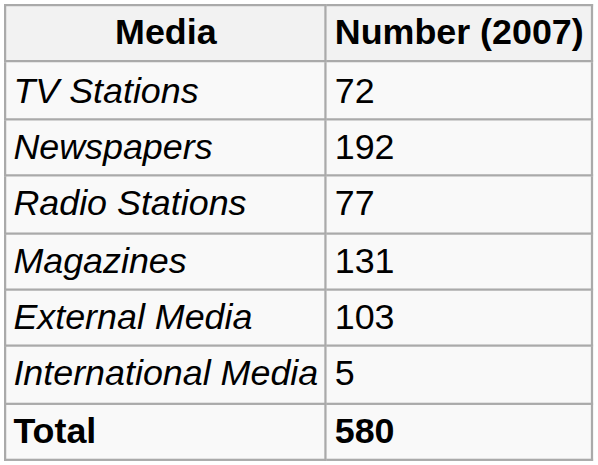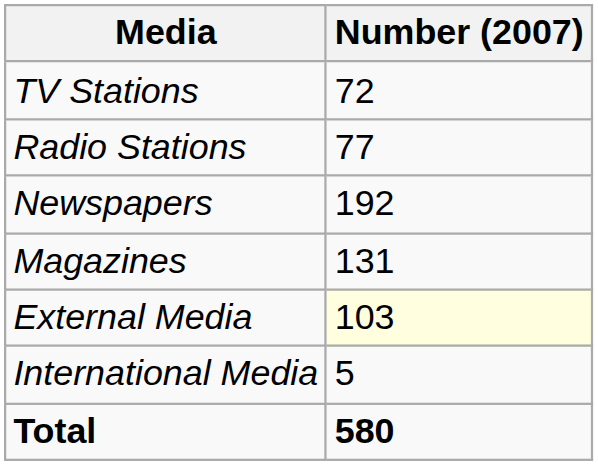rows swapped: (130, 203) <-> (113, 146)
(365, 317) no background -> (365, 317) lightyellow background
